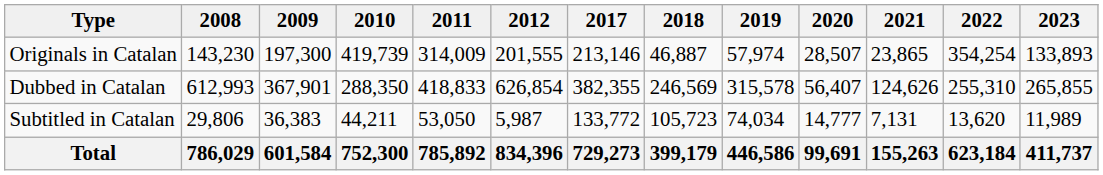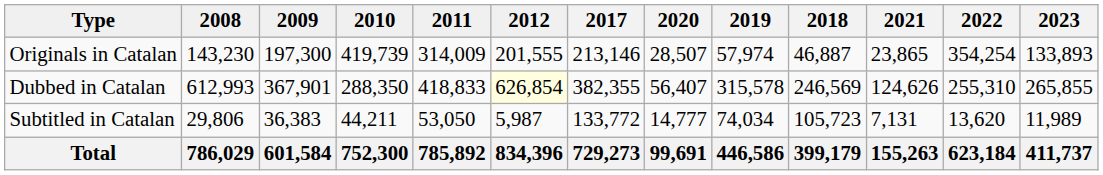columns swapped: (683, 20) <-> (833, 20)
(529, 86) no background -> (529, 86) lightyellow background
